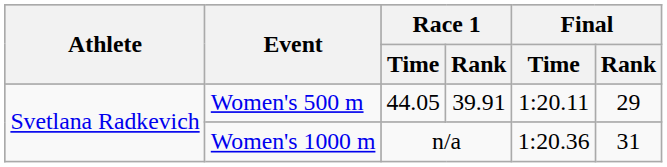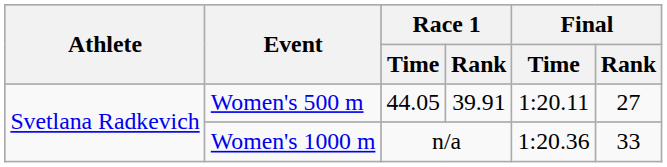(628, 102) 29 -> (628, 102) 27
(628, 142) 31 -> (628, 142) 33
